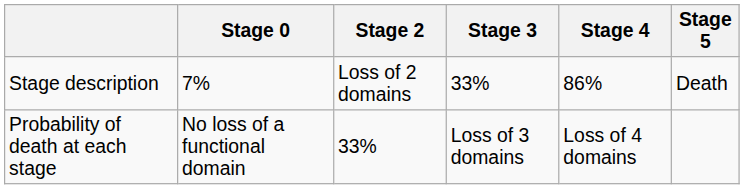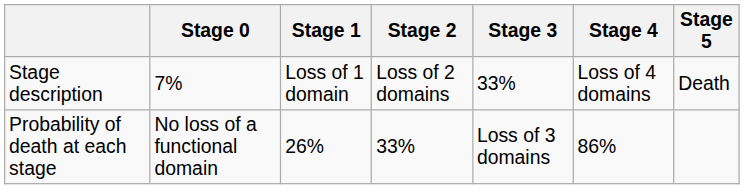+ column: (326, 30)
(583, 83) 86% -> (617, 83) Loss of 4 domains
(603, 146) Loss of 4 domains -> (597, 146) 86%
